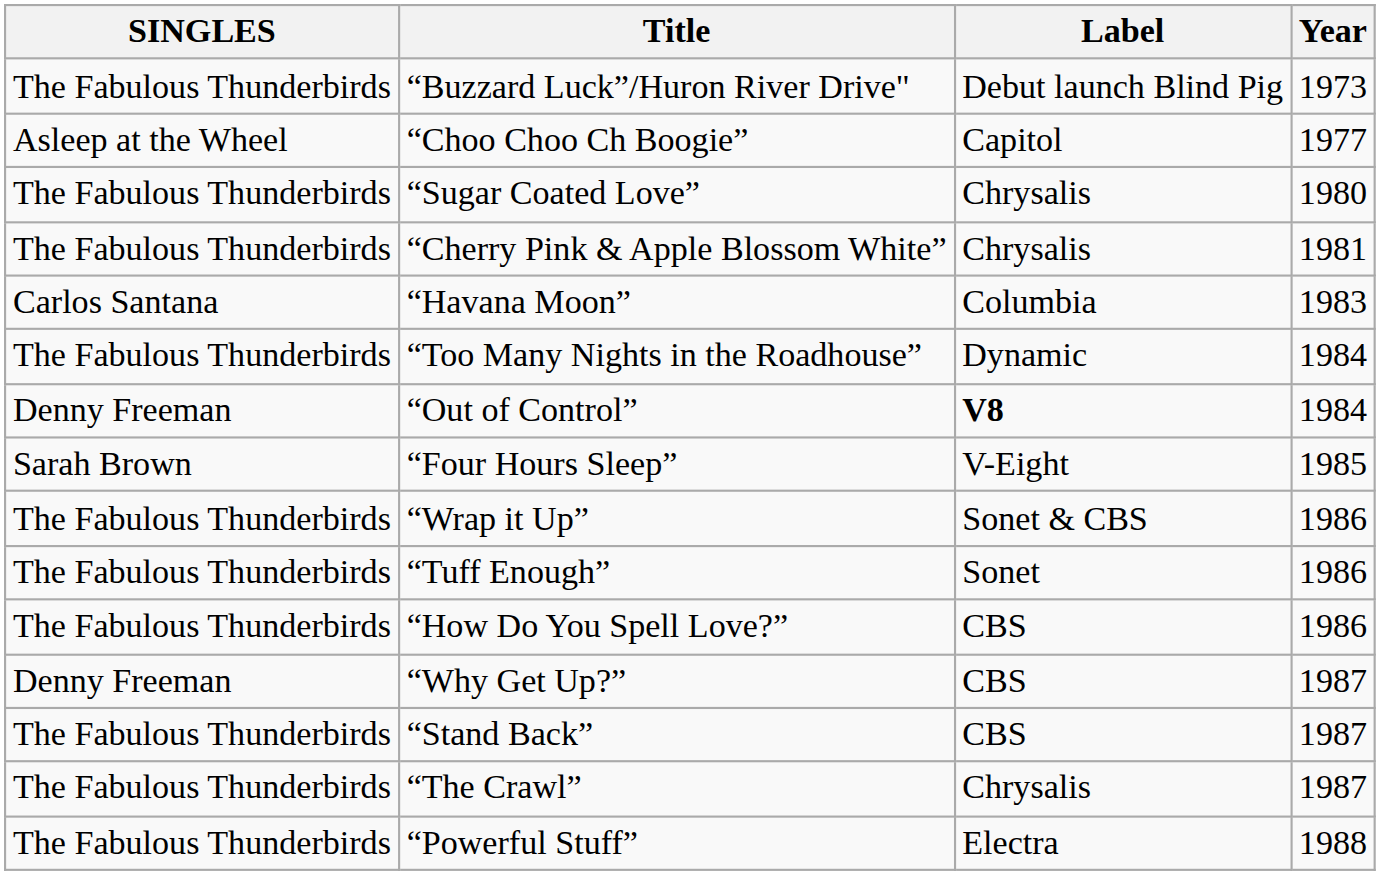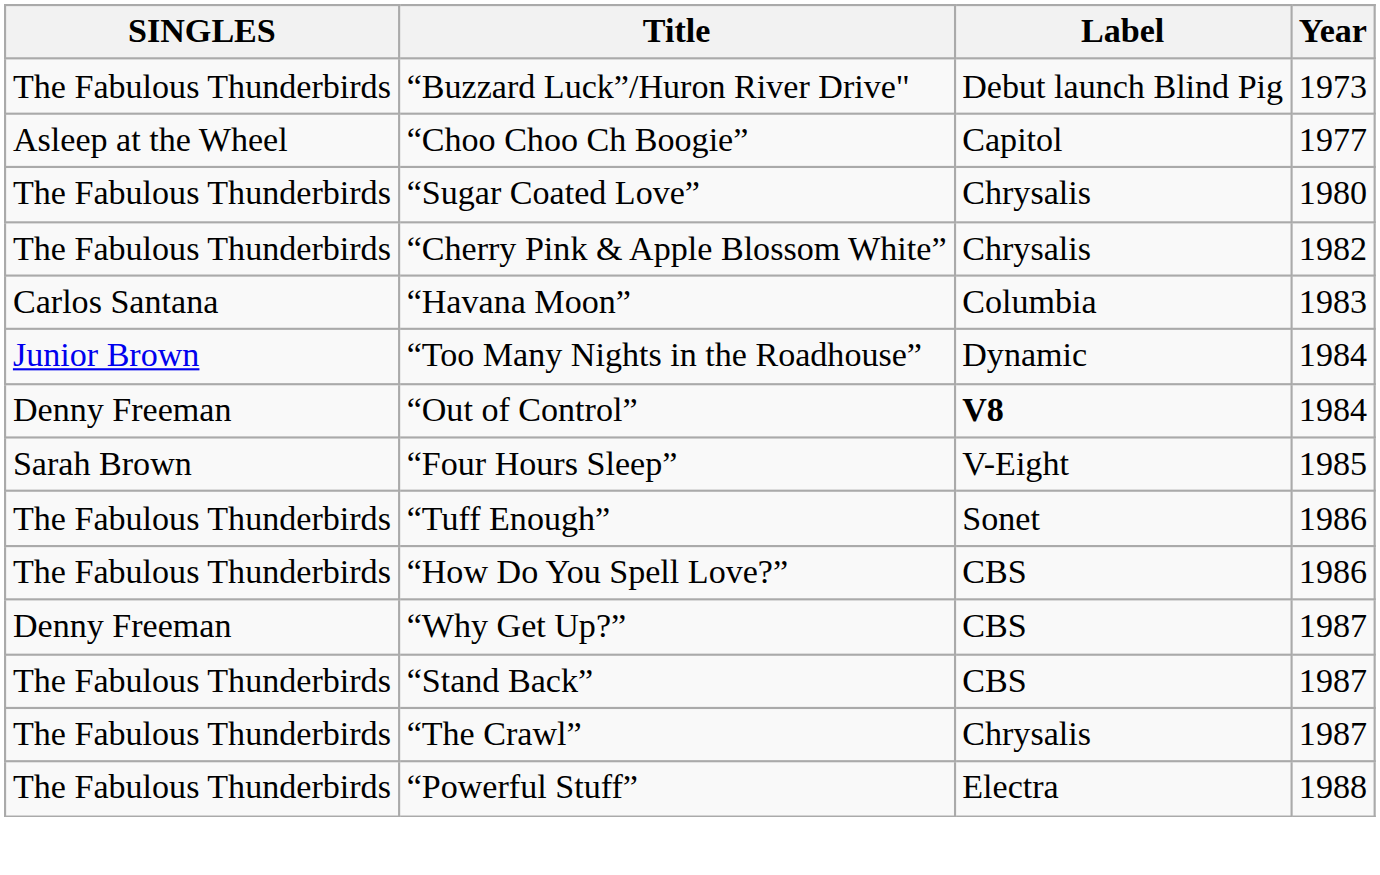(1333, 247) 1981 -> (1333, 247) 1982
(202, 355) The Fabulous Thunderbirds -> (106, 355) Junior Brown
- row: (498, 517)
